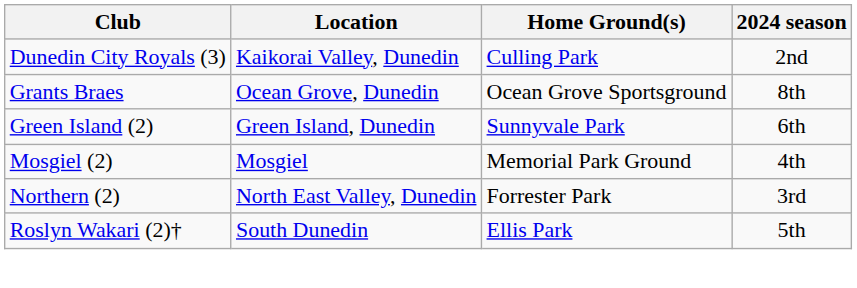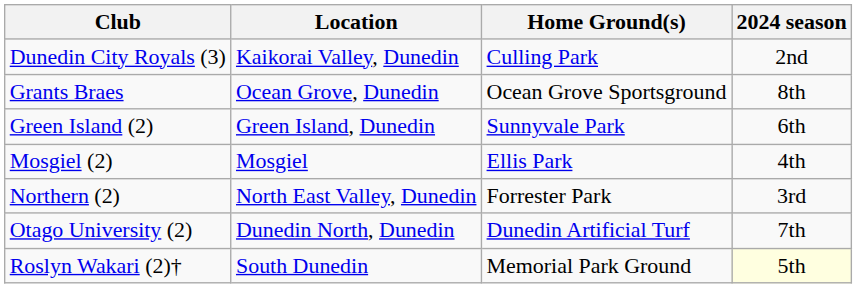(589, 160) Memorial Park Ground -> (529, 160) Ellis Park
+ row: (101, 230)
(529, 230) Ellis Park -> (589, 265) Memorial Park Ground
(792, 230) no background -> (792, 265) lightyellow background
